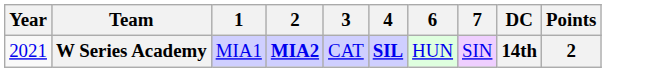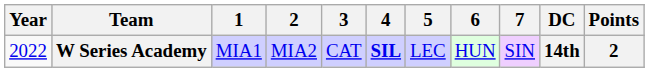+ column: (428, 19)
(28, 50) 2021 -> (28, 50) 2022
(295, 50) bold -> (294, 50) normal
